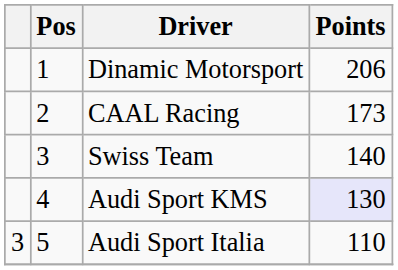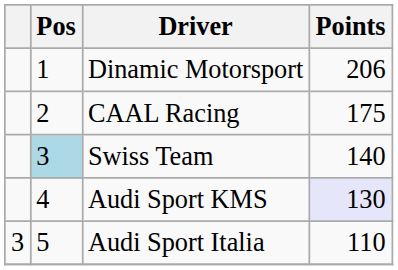(366, 113) 173 -> (366, 113) 175
(43, 156) no background -> (43, 156) lightblue background
